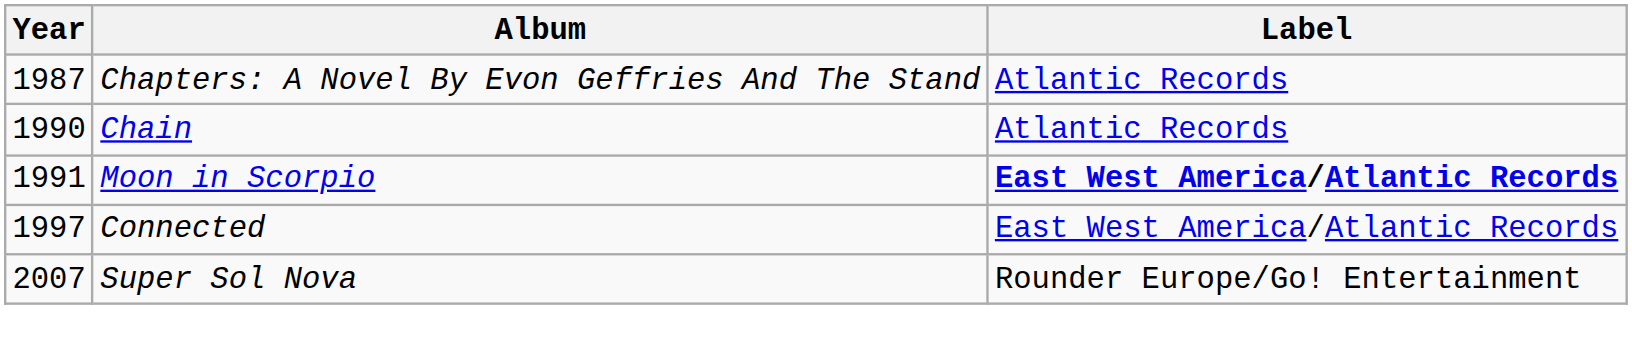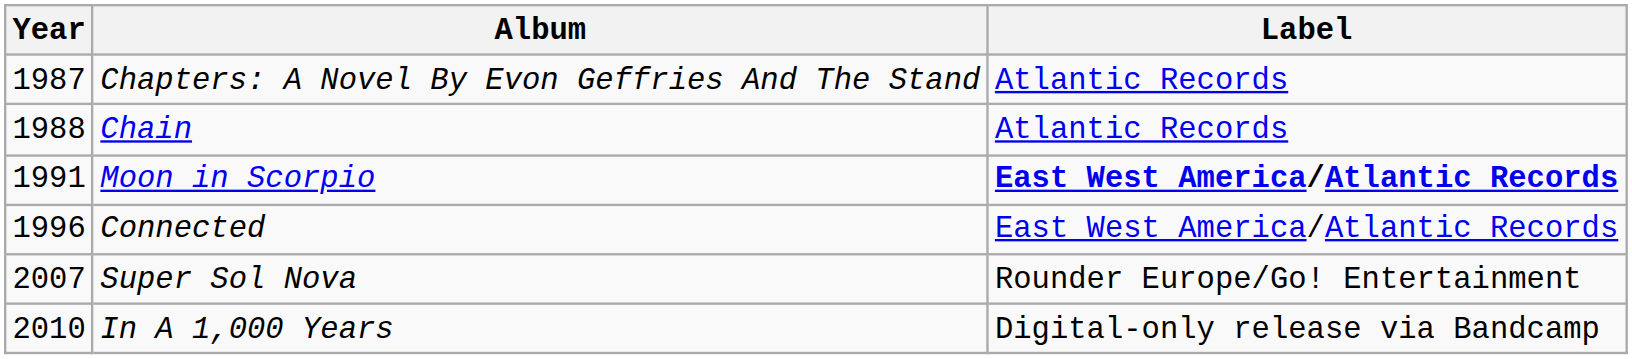(49, 130) 1990 -> (49, 130) 1988
(49, 229) 1997 -> (49, 229) 1996
+ row: (247, 329)
